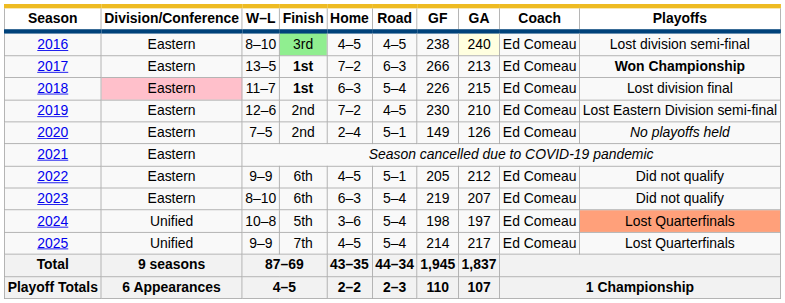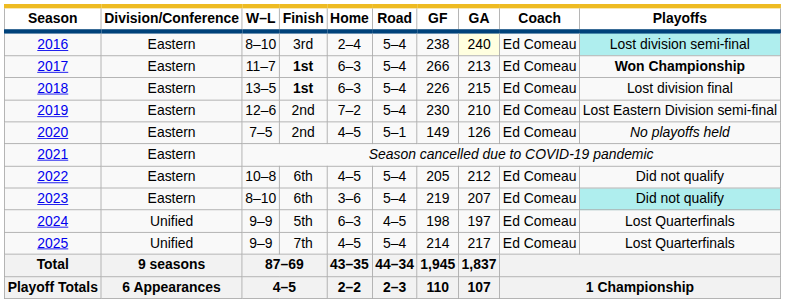(303, 44) lightgreen background -> (303, 44) no background
(349, 44) 4–5 -> (349, 44) 2–4
(395, 44) 4–5 -> (395, 44) 5–4
(680, 44) no background -> (680, 44) paleturquoise background
(261, 66) 13–5 -> (261, 66) 11–7
(349, 66) 7–2 -> (349, 66) 6–3
(395, 66) 6–3 -> (395, 66) 5–4
(172, 88) pink background -> (172, 88) no background
(261, 88) 11–7 -> (261, 88) 13–5
(395, 110) 4–5 -> (395, 110) 5–4
(349, 132) 2–4 -> (349, 132) 4–5
(261, 177) 9–9 -> (261, 177) 10–8
(395, 177) 5–1 -> (395, 177) 5–4
(349, 199) 6–3 -> (349, 199) 3–6
(680, 199) no background -> (680, 199) paleturquoise background
(261, 221) 10–8 -> (261, 221) 9–9
(349, 221) 3–6 -> (349, 221) 6–3
(395, 221) 5–4 -> (395, 221) 4–5
(680, 221) lightsalmon background -> (680, 221) no background
